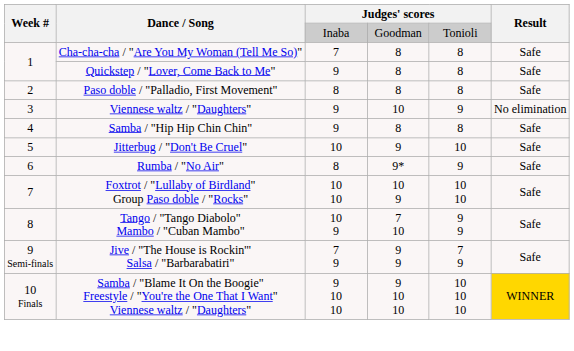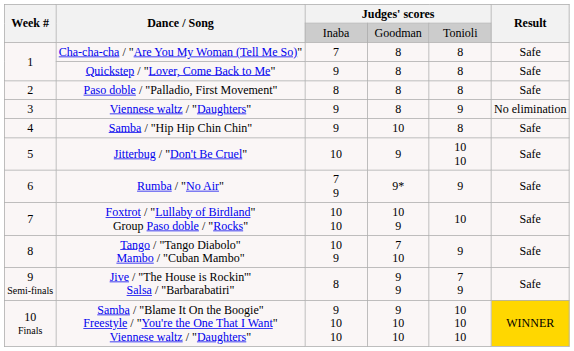(398, 109) 10 -> (398, 109) 8
(398, 128) 8 -> (398, 128) 10
(460, 147) 10 -> (460, 153) 10 10
(336, 166) 8 -> (336, 186) 7 9
(460, 192) 10 10 -> (460, 219) 10
(460, 224) 9 9 -> (460, 251) 9
(336, 257) 7 9 -> (336, 284) 8
